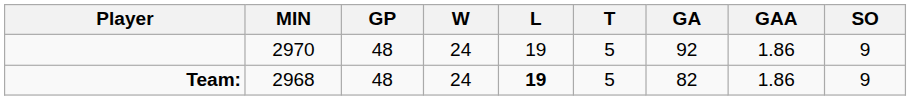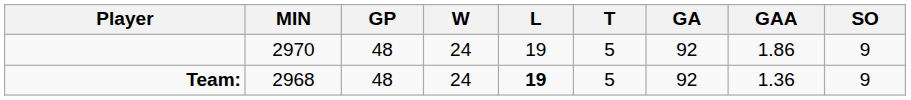(687, 79) 82 -> (687, 79) 92
(776, 79) 1.86 -> (776, 79) 1.36
